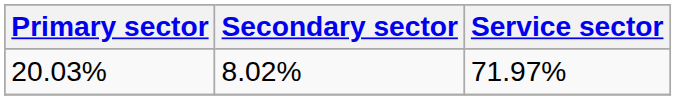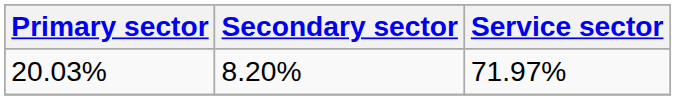(262, 71) 8.02% -> (262, 71) 8.20%
